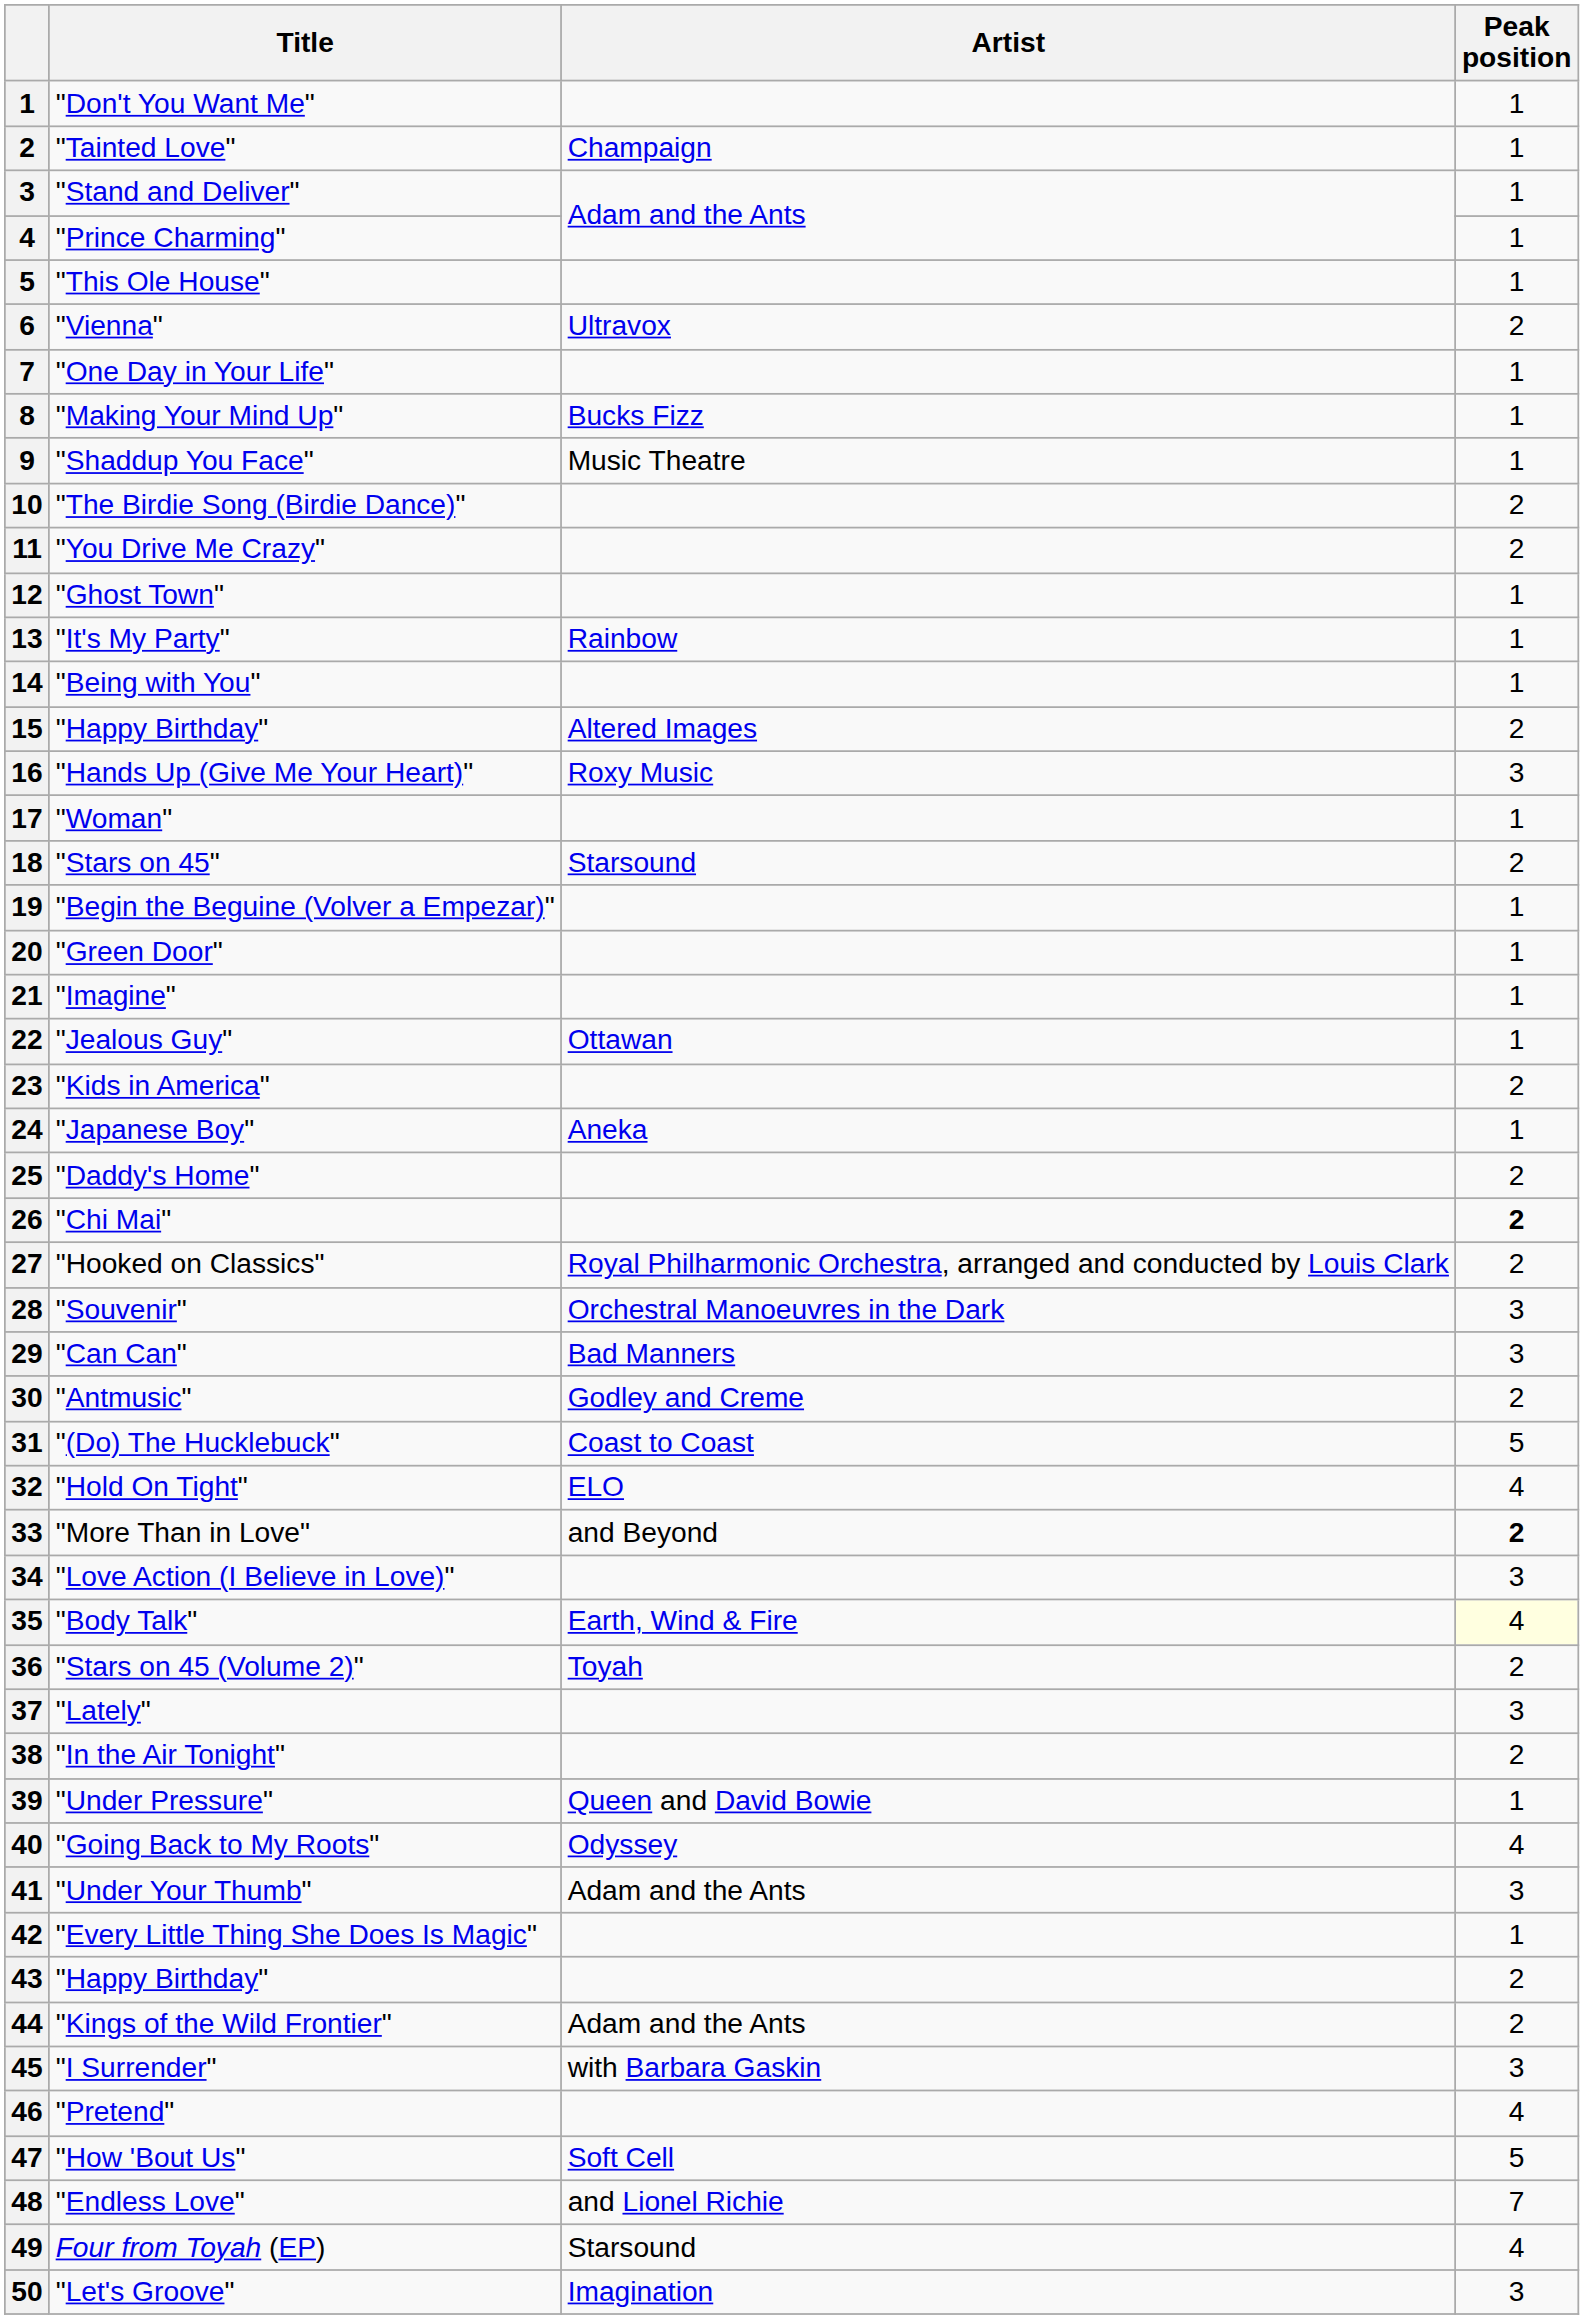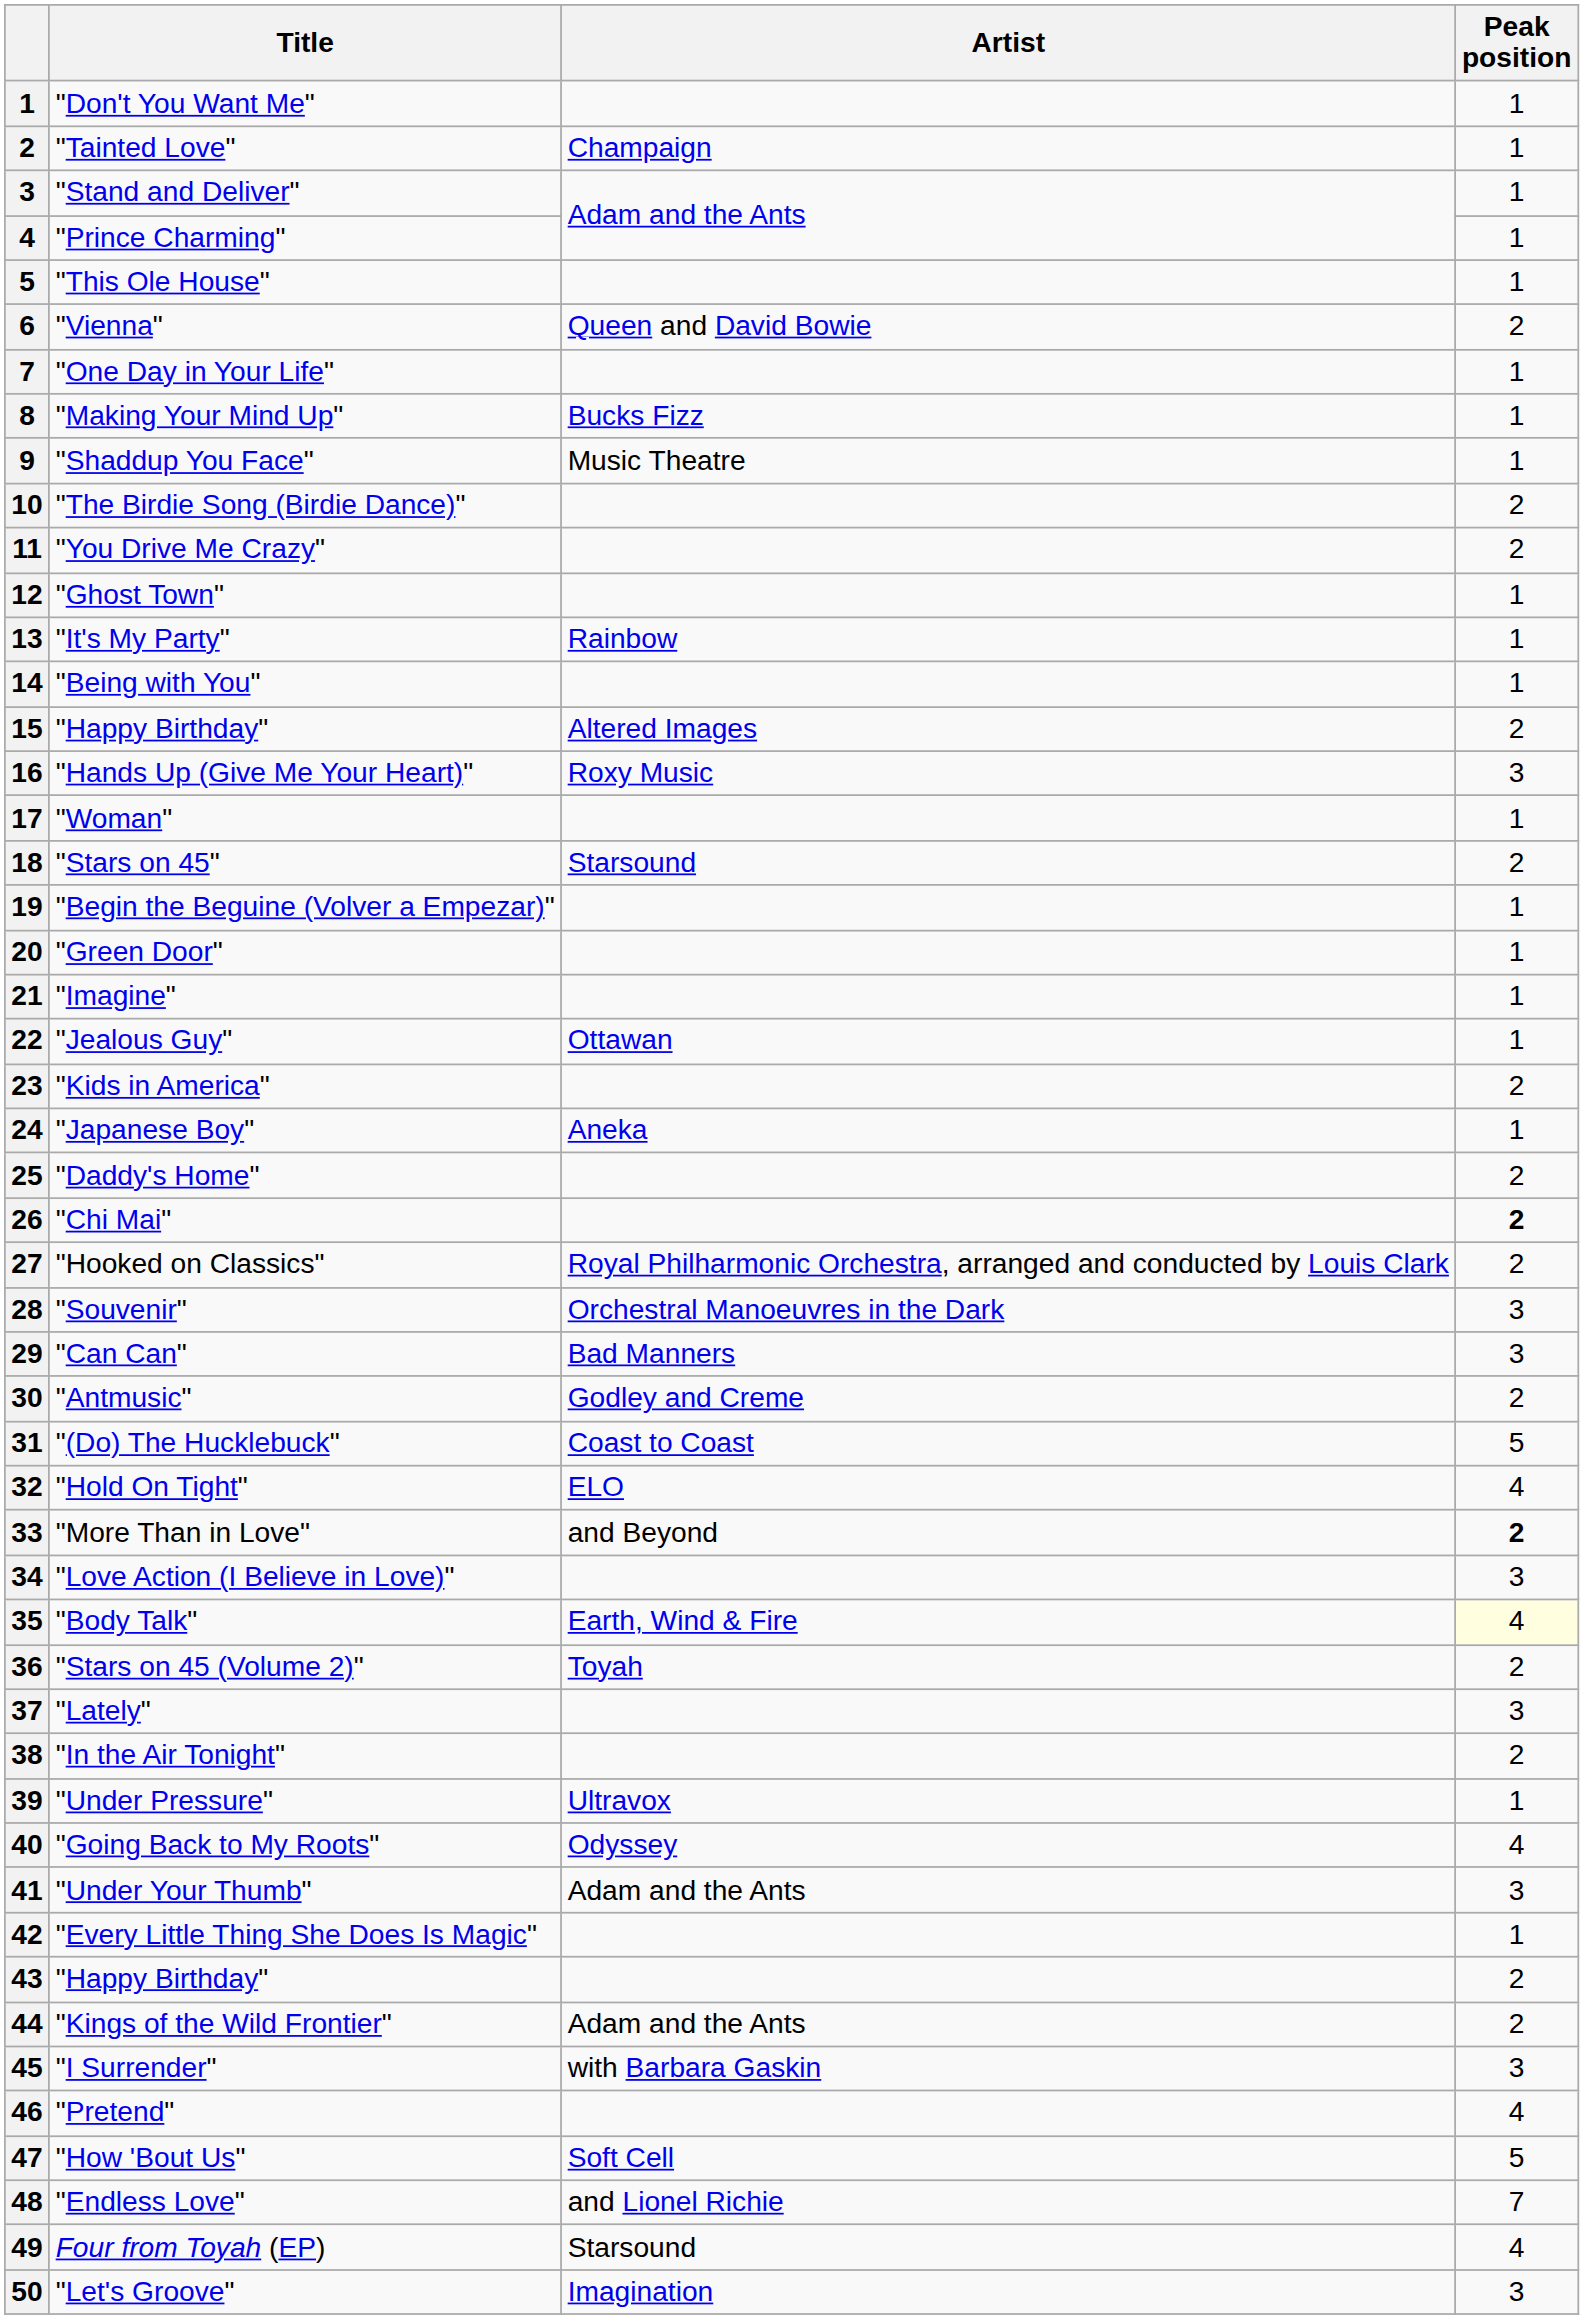(619, 326) Ultravox -> (720, 326) Queen and David Bowie
(720, 1800) Queen and David Bowie -> (619, 1800) Ultravox
